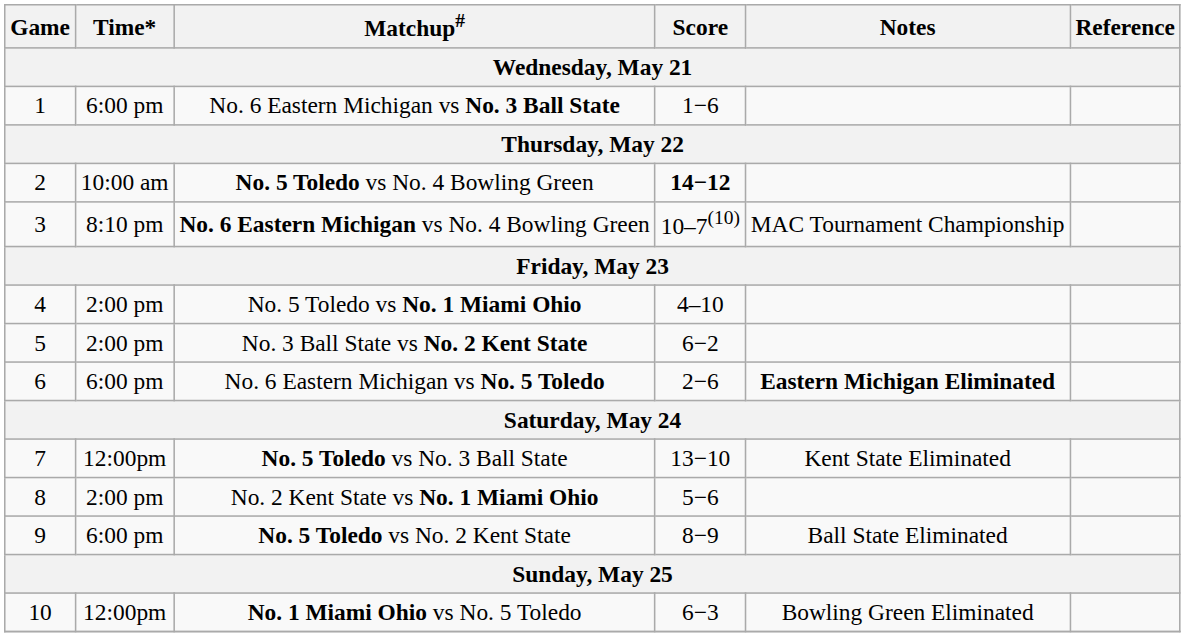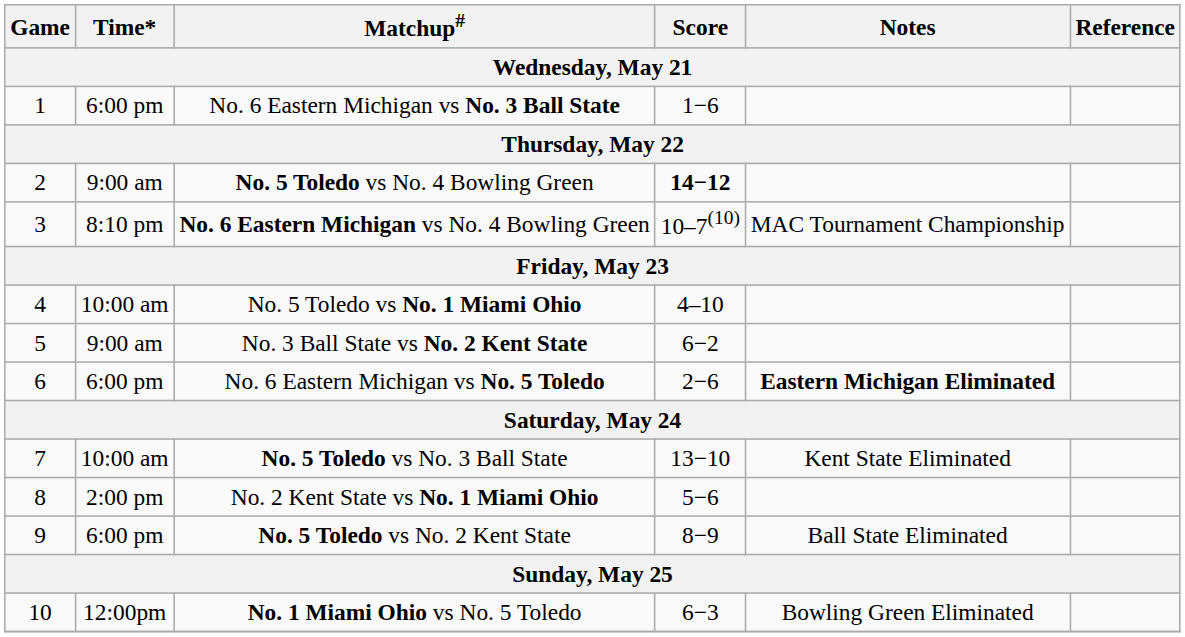(125, 183) 10:00 am -> (125, 183) 9:00 am
(125, 303) 2:00 pm -> (125, 303) 10:00 am
(125, 342) 2:00 pm -> (125, 342) 9:00 am
(125, 457) 12:00pm -> (125, 457) 10:00 am
